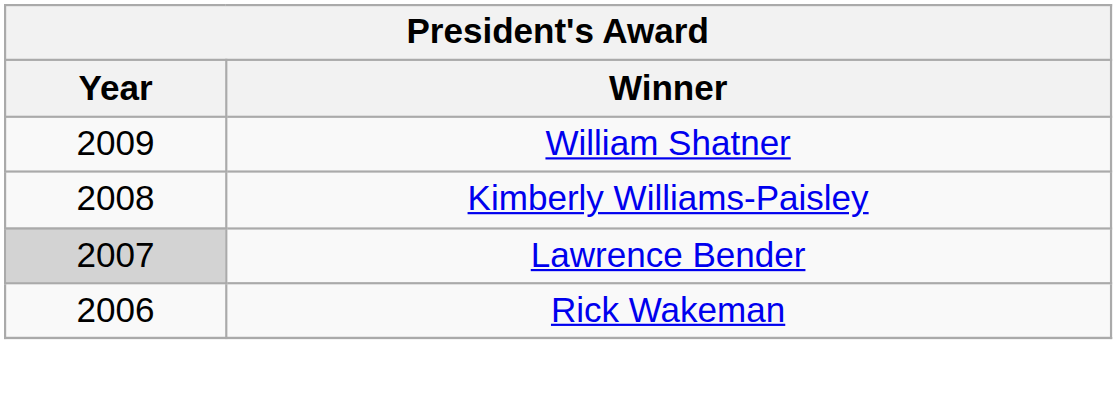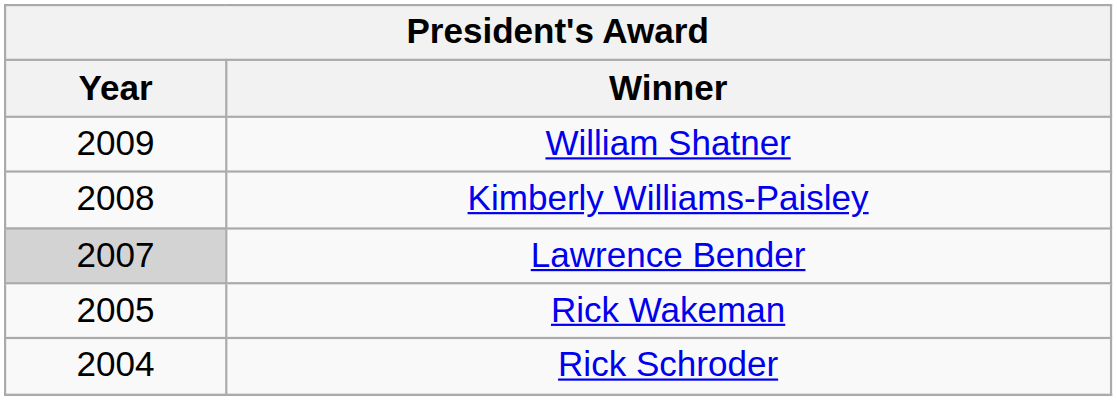(116, 310) 2006 -> (116, 310) 2005
+ row: (668, 365)
